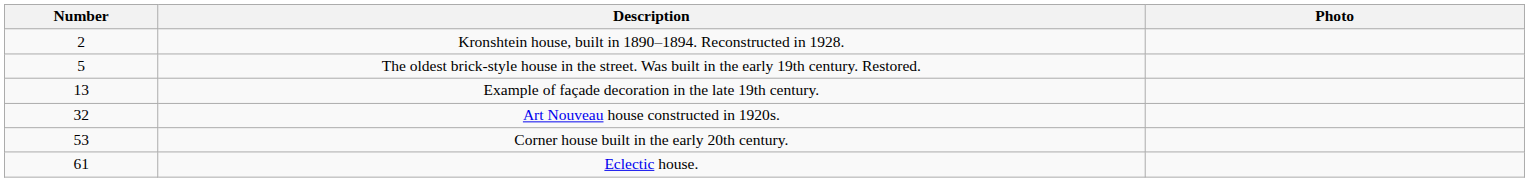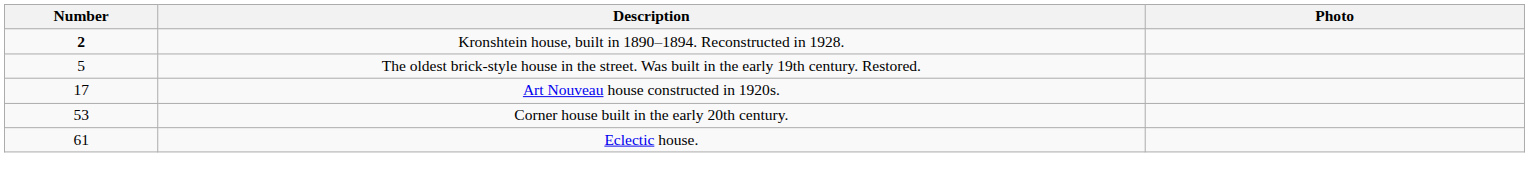(81, 41) normal -> (81, 41) bold
- row: (651, 90)
(81, 115) 32 -> (81, 90) 17
